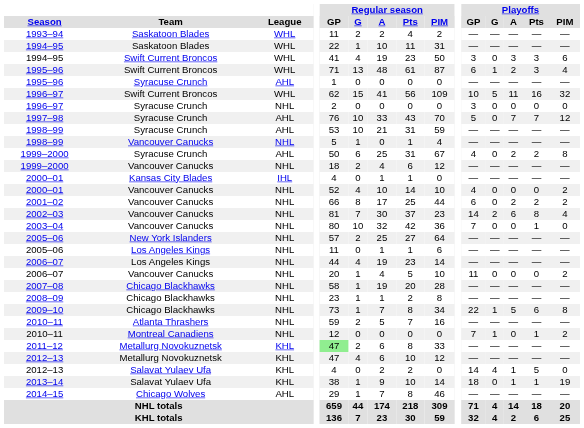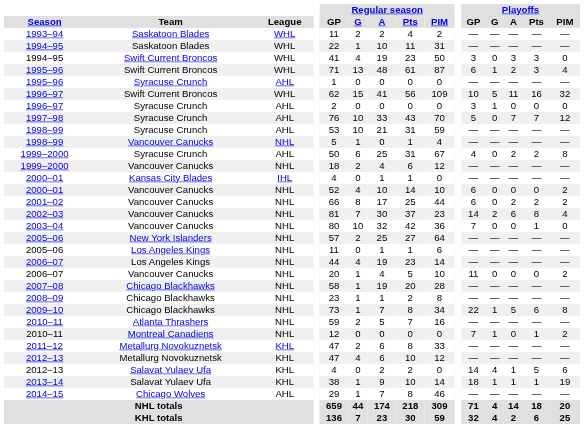(565, 58) 6 -> (565, 58) 0
(285, 106) NHL -> (285, 106) AHL
(495, 106) 0 -> (495, 106) 1
(473, 190) 4 -> (473, 190) 6
(334, 346) lightgreen background -> (334, 346) no background
(565, 370) 0 -> (565, 370) 6
(495, 382) 0 -> (495, 382) 1
